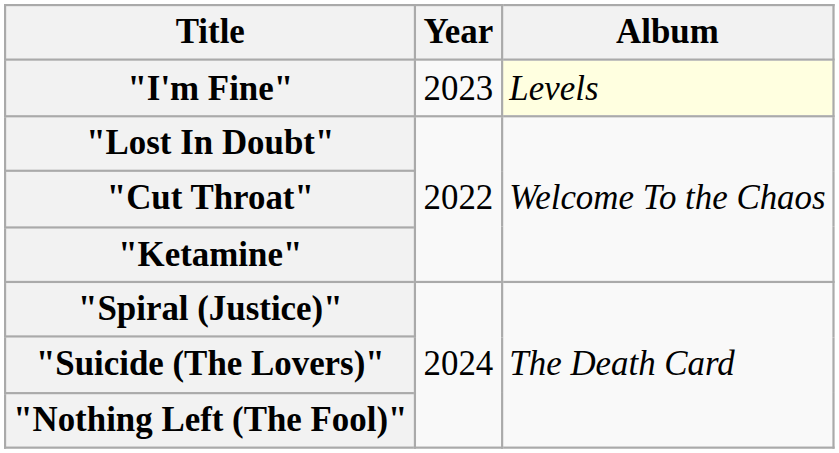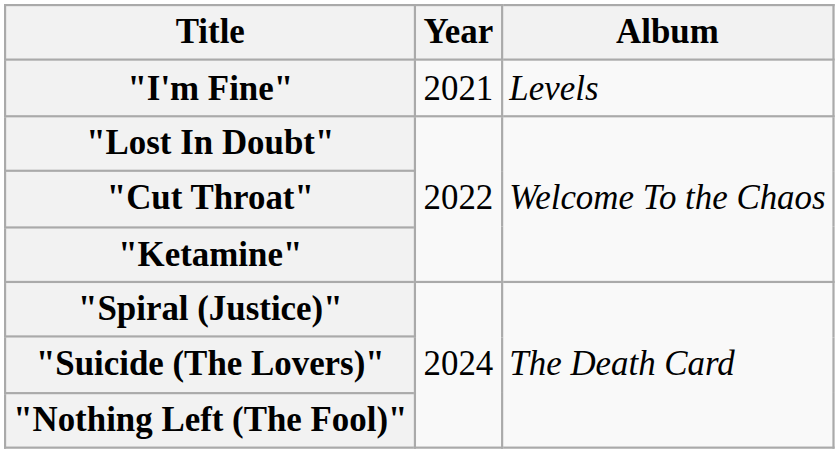(458, 87) 2023 -> (458, 87) 2021
(554, 87) lightyellow background -> (554, 87) no background
